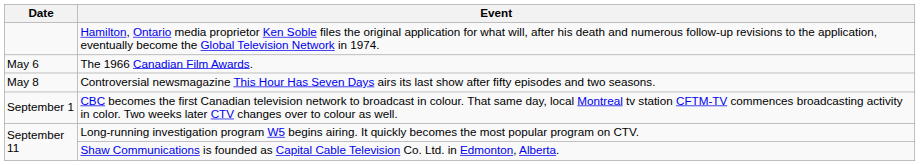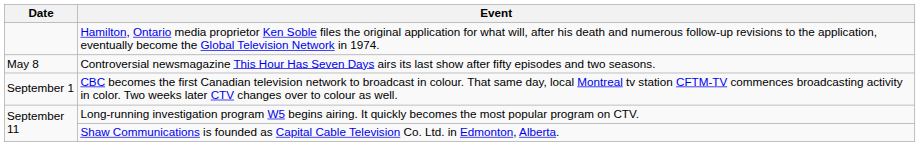- row: (167, 63)
